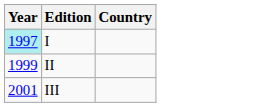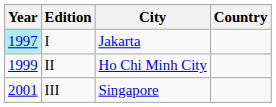+ column: (153, 17)
